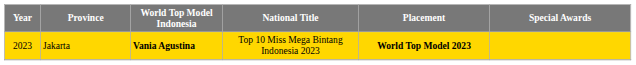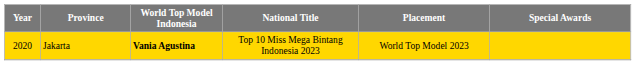(23, 46) 2023 -> (23, 46) 2020
(424, 46) bold -> (424, 46) normal
